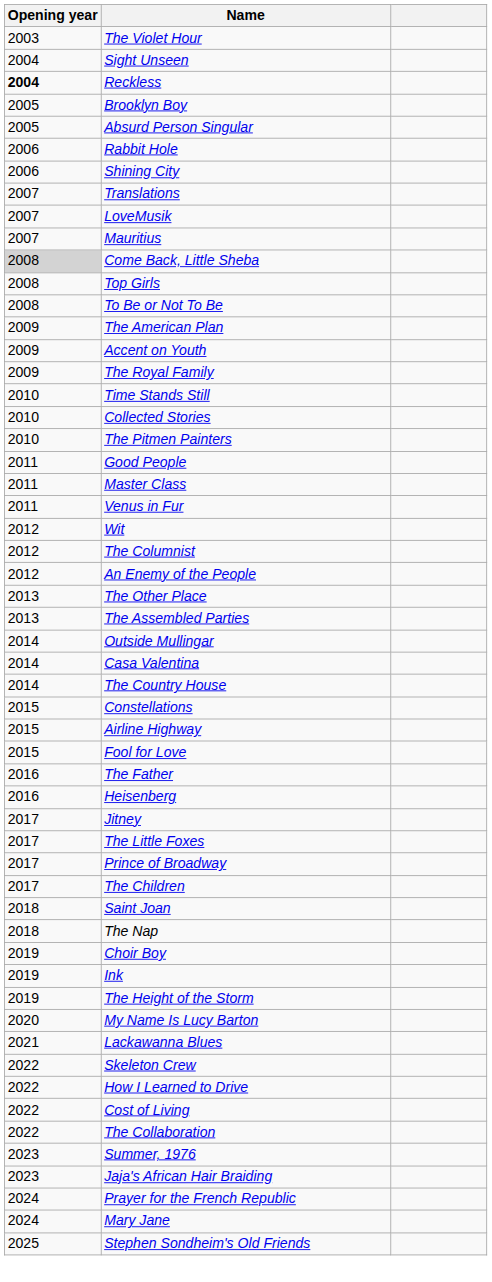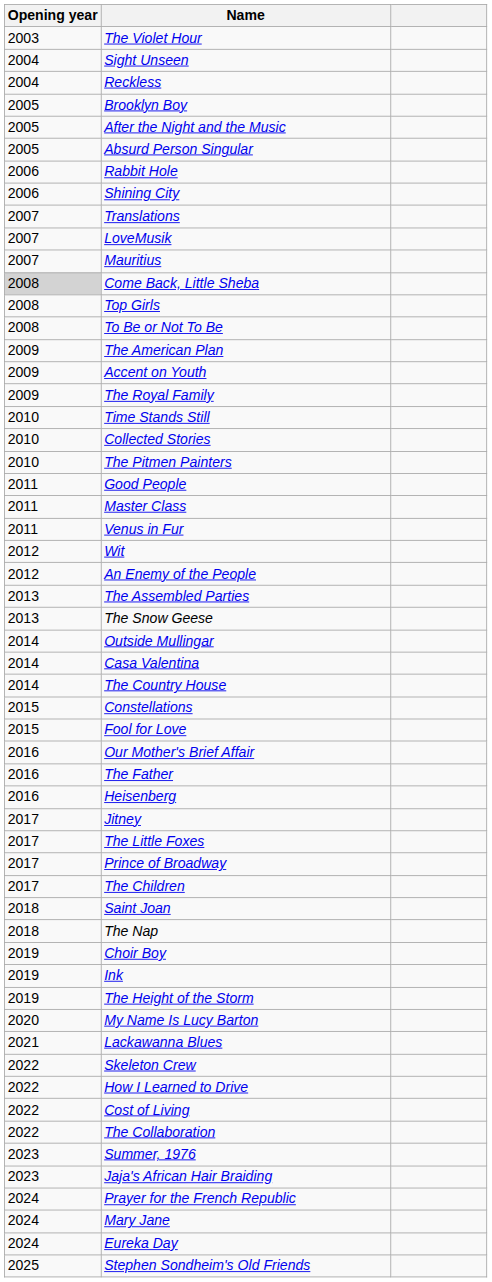(23, 82) bold -> (23, 82) normal
+ row: (195, 127)
- row: (150, 551)
- row: (155, 596)
+ row: (159, 618)
- row: (153, 730)
+ row: (179, 752)
+ row: (141, 1243)
